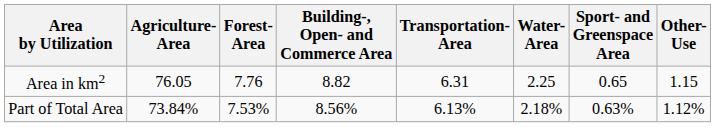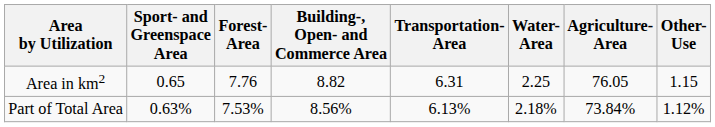columns swapped: (173, 35) <-> (613, 35)
